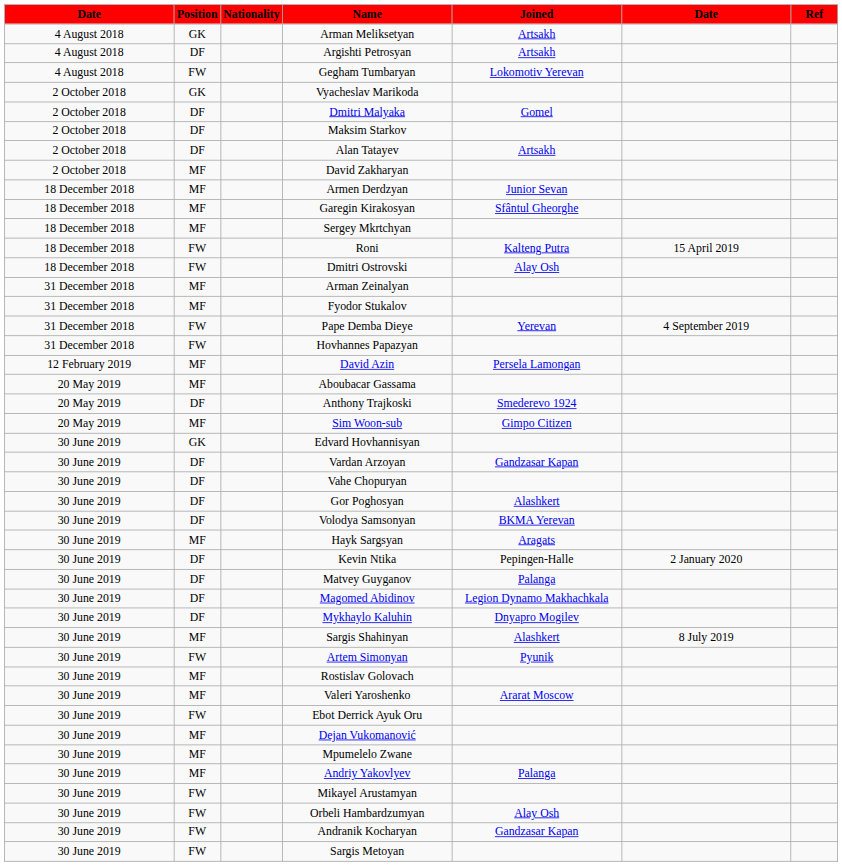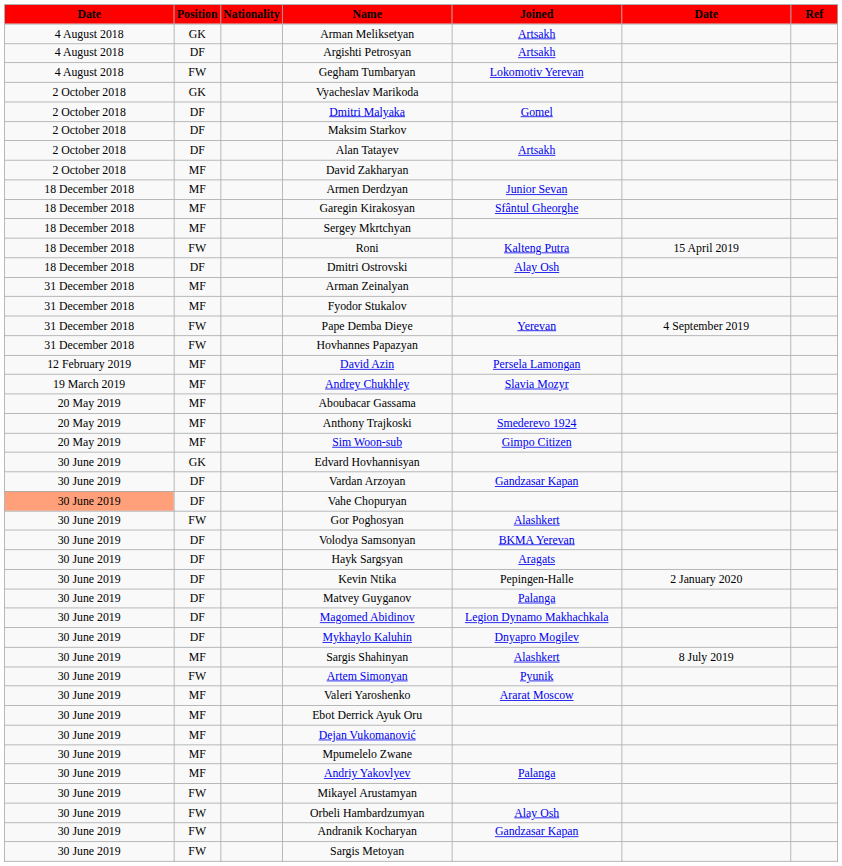(197, 267) FW -> (197, 267) DF
+ row: (367, 384)
(197, 404) DF -> (197, 423) MF
(89, 482) no background -> (89, 501) lightsalmon background
(197, 501) DF -> (197, 520) FW
(197, 540) MF -> (197, 559) DF
- row: (367, 676)
(197, 715) FW -> (197, 715) MF
